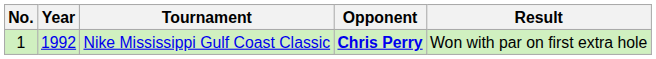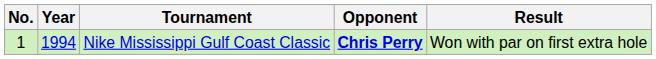(59, 42) 1992 -> (59, 42) 1994
